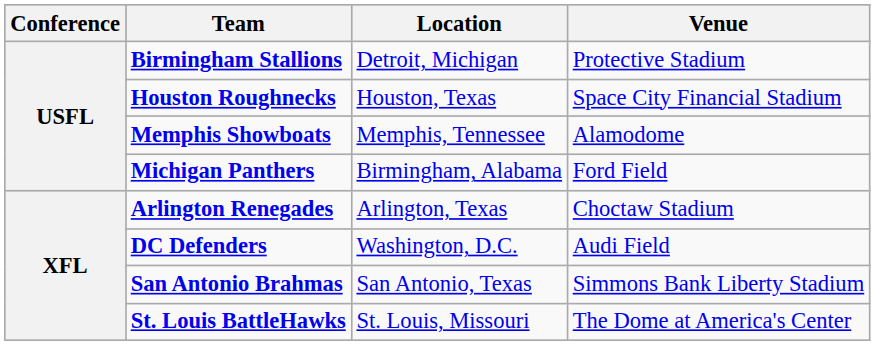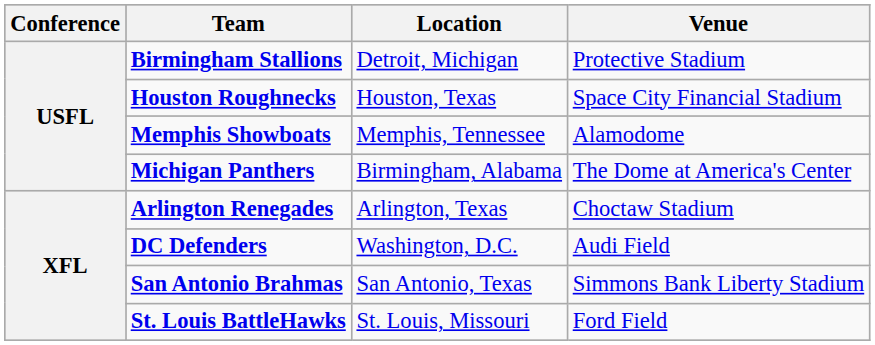(620, 171) Ford Field -> (712, 171) The Dome at America's Center
(712, 320) The Dome at America's Center -> (620, 320) Ford Field
